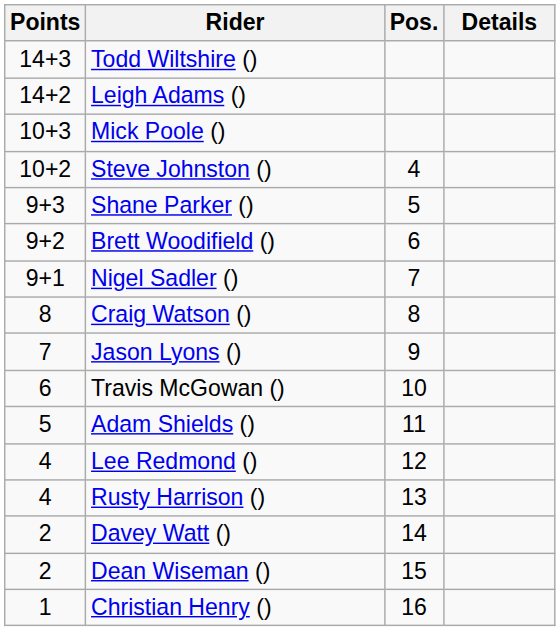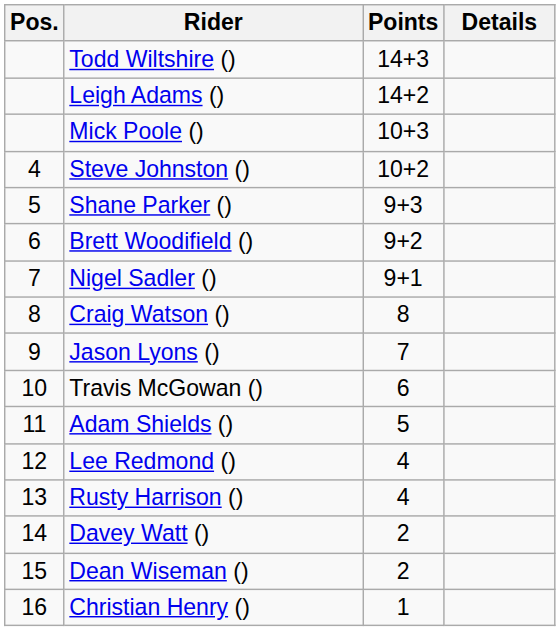columns swapped: (414, 22) <-> (45, 22)
